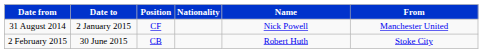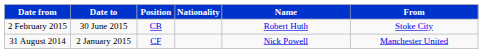rows swapped: (37, 26) <-> (37, 41)
